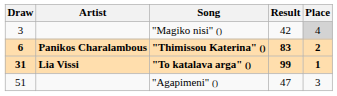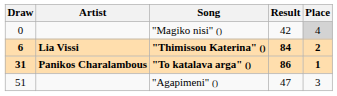(20, 30) 3 -> (20, 30) 0
(93, 47) Panikos Charalambous -> (59, 47) Lia Vissi
(285, 47) 83 -> (285, 47) 84
(59, 64) Lia Vissi -> (93, 64) Panikos Charalambous
(285, 64) 99 -> (285, 64) 86
